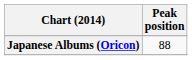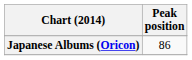(165, 45) 88 -> (165, 45) 86
